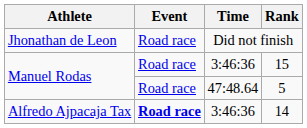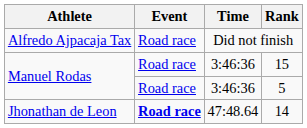(62, 40) Jhonathan de Leon -> (70, 40) Alfredo Ajpacaja Tax
(233, 88) 47:48.64 -> (233, 88) 3:46:36
(70, 111) Alfredo Ajpacaja Tax -> (62, 111) Jhonathan de Leon
(233, 111) 3:46:36 -> (233, 111) 47:48.64
